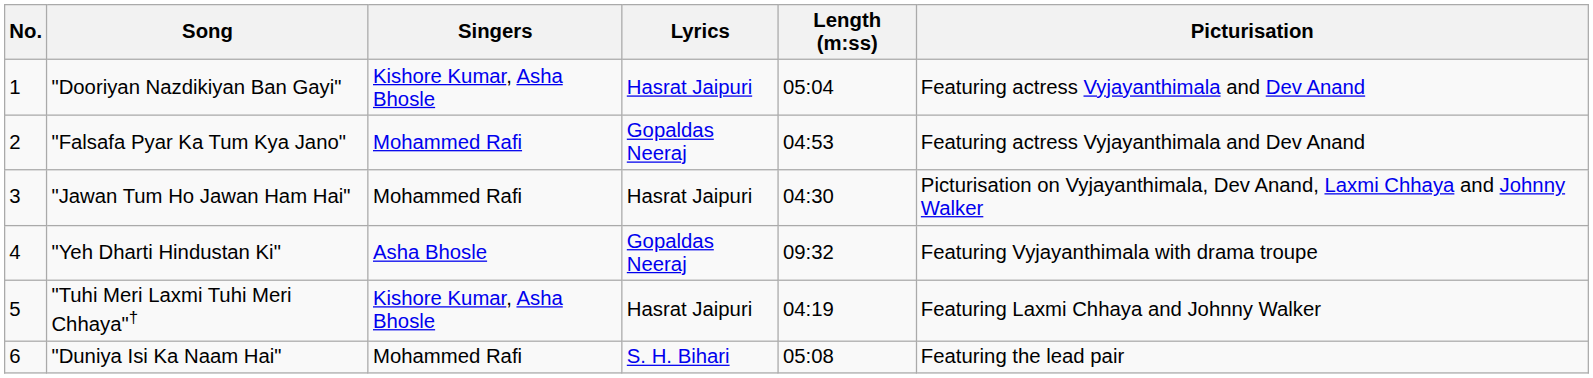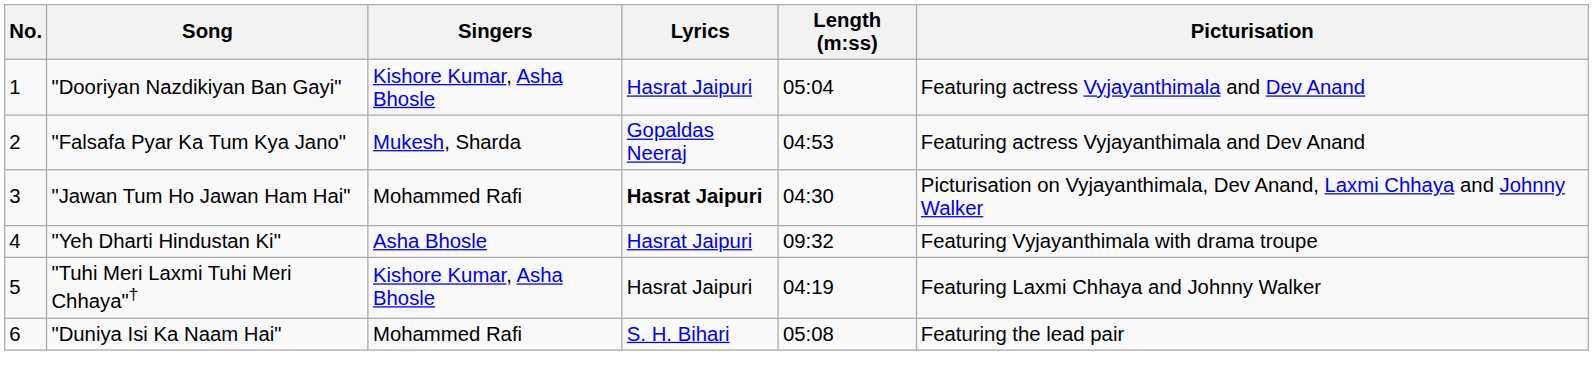(448, 142) Mohammed Rafi -> (447, 142) Mukesh, Sharda
(689, 197) normal -> (695, 197) bold
(670, 252) Gopaldas Neeraj -> (689, 240) Hasrat Jaipuri
